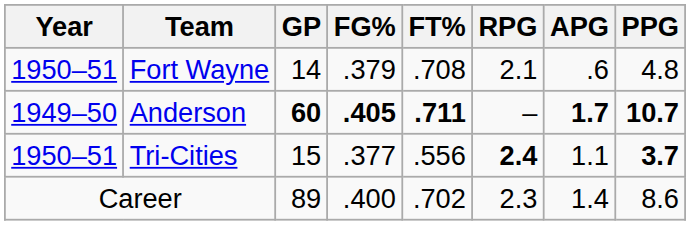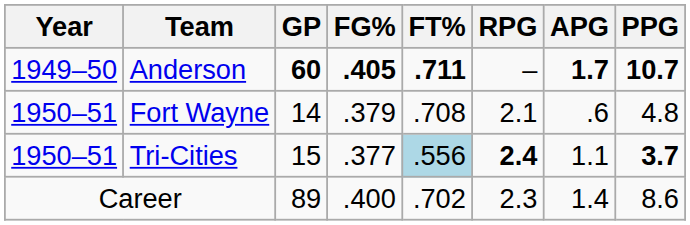rows swapped: (188, 113) <-> (199, 70)
(439, 156) no background -> (439, 156) lightblue background
